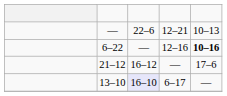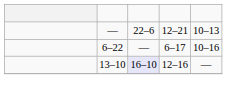(175, 48) 12–16 -> (175, 48) 6–17
(206, 48) bold -> (206, 48) normal
- row: (112, 65)
(175, 82) 6–17 -> (175, 65) 12–16
